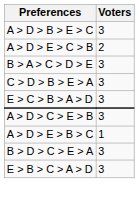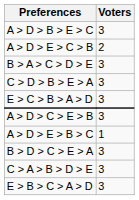+ row: (50, 169)
